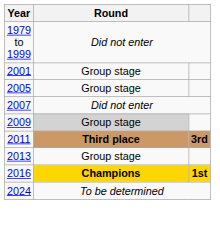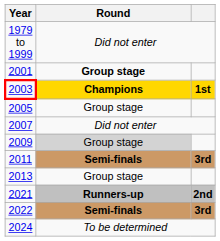(111, 71) normal -> (113, 72) bold
+ row: (20, 90)
(111, 140) Third place -> (113, 160) Semi-finals
- row: (19, 174)
+ row: (20, 194)
+ row: (20, 211)
